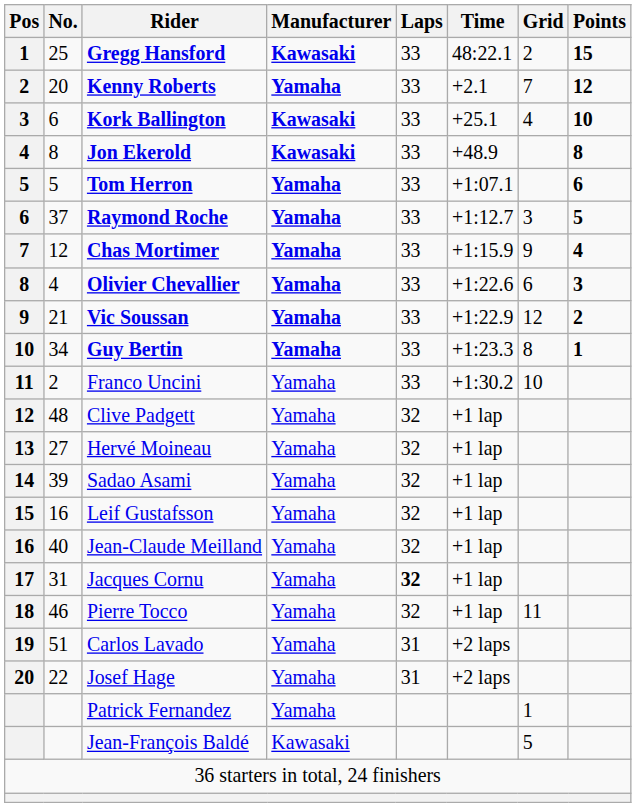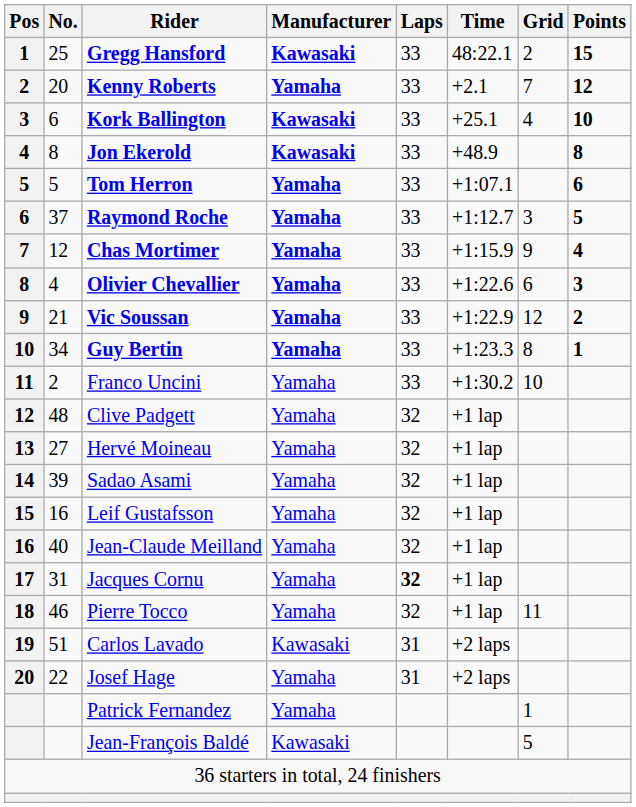(303, 644) Yamaha -> (311, 644) Kawasaki
